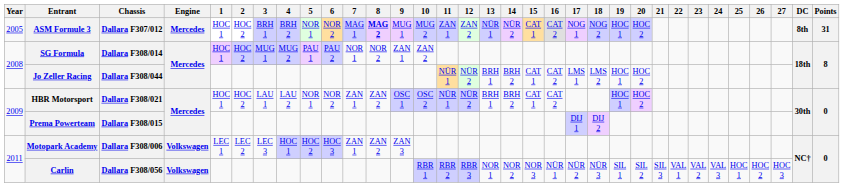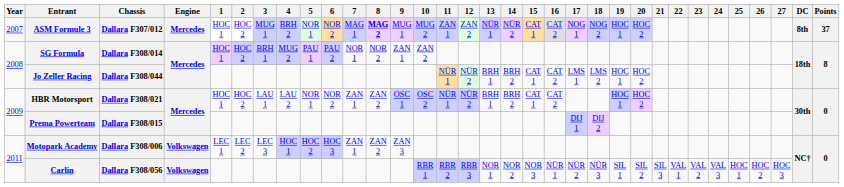(15, 29) 2005 -> (15, 29) 2007
(265, 29) BRH 1 -> (265, 29) MUG 1
(826, 29) 31 -> (826, 29) 37
(265, 52) MUG 1 -> (265, 52) BRH 1
